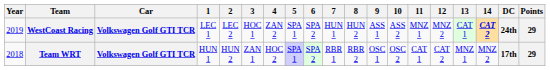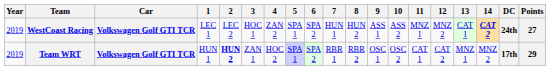(532, 29) 29 -> (532, 29) 27
(15, 53) 2018 -> (15, 53) 2019
(230, 53) normal -> (231, 53) bold
